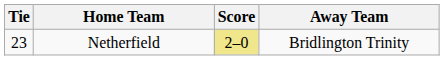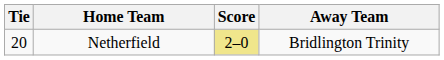(19, 42) 23 -> (19, 42) 20
